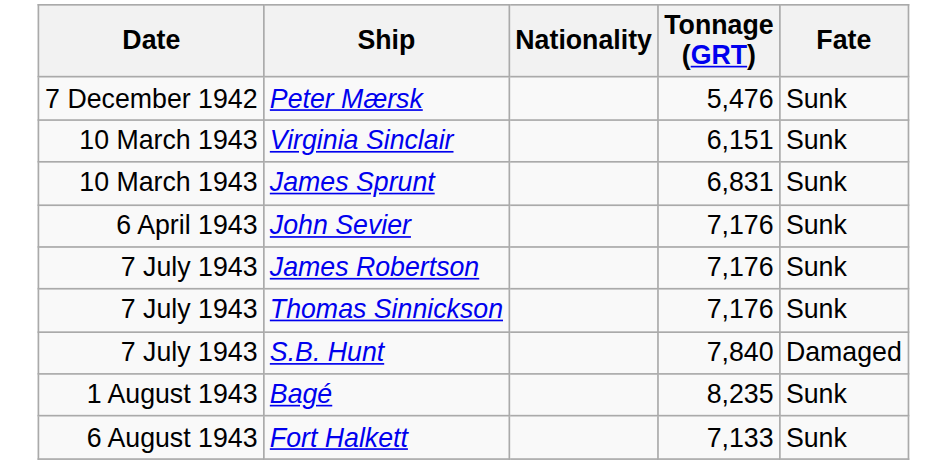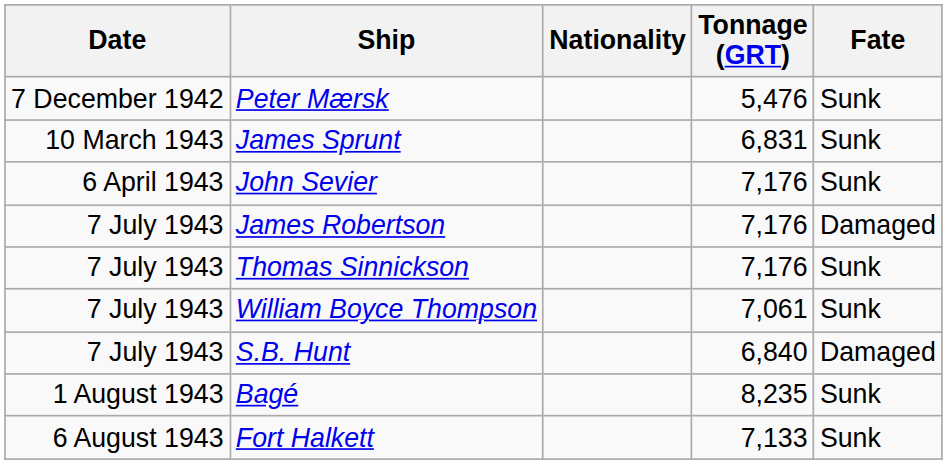- row: (362, 140)
(816, 267) Sunk -> (878, 225) Damaged
+ row: (386, 310)
(740, 352) 7,840 -> (774, 352) 6,840
